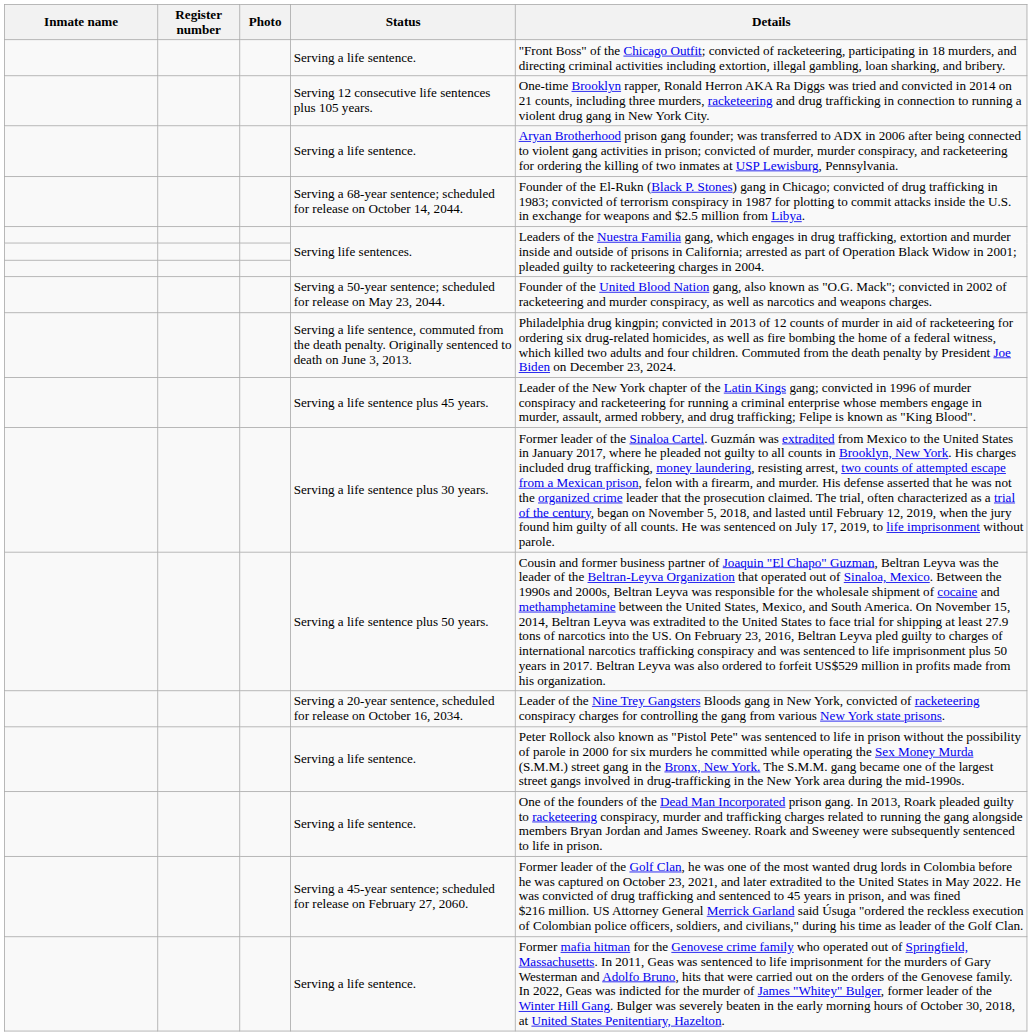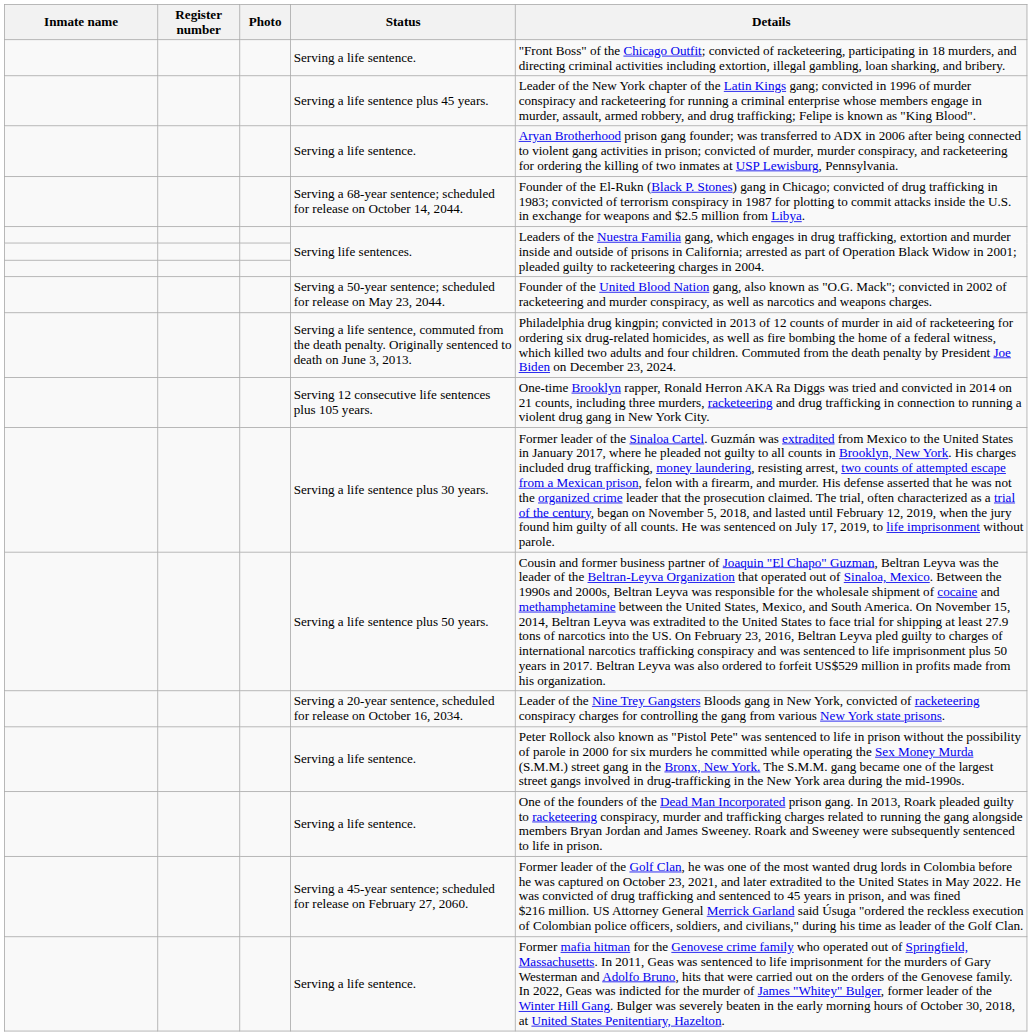rows swapped: (81, 403) <-> (81, 101)
